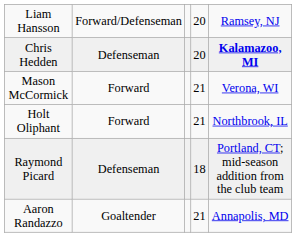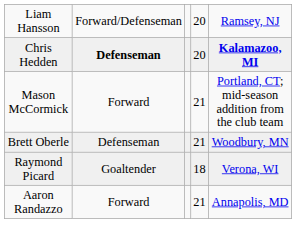(129, 54) normal -> (129, 54) bold
(250, 87) Verona, WI -> (250, 101) Portland, CT; mid-season addition from the club team
+ row: (38, 142)
- row: (38, 121)
(129, 168) Defenseman -> (129, 168) Goaltender
(250, 168) Portland, CT; mid-season addition from the club team -> (250, 168) Verona, WI
(129, 215) Goaltender -> (129, 202) Forward
